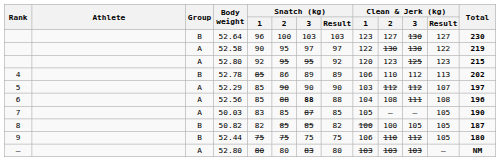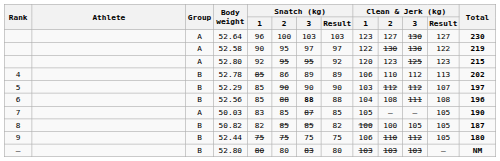(200, 36) B -> (200, 36) A
(200, 87) A -> (200, 87) B
(200, 100) A -> (200, 100) B
(200, 150) A -> (200, 150) B
